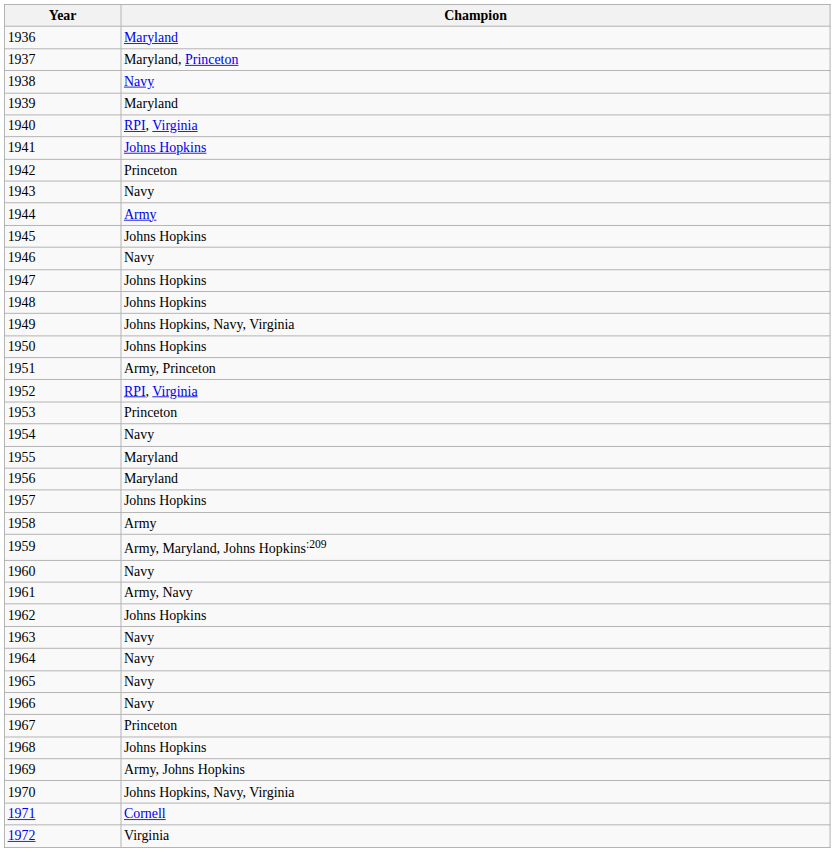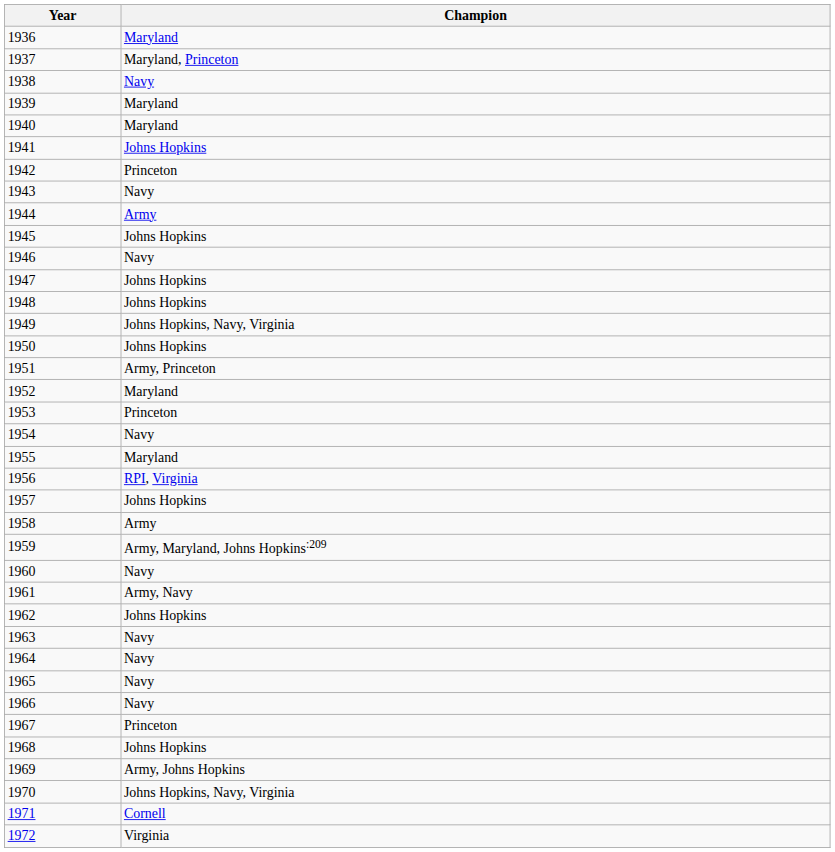(161, 125) RPI, Virginia -> (151, 125) Maryland
(161, 390) RPI, Virginia -> (151, 390) Maryland
(151, 479) Maryland -> (161, 479) RPI, Virginia
